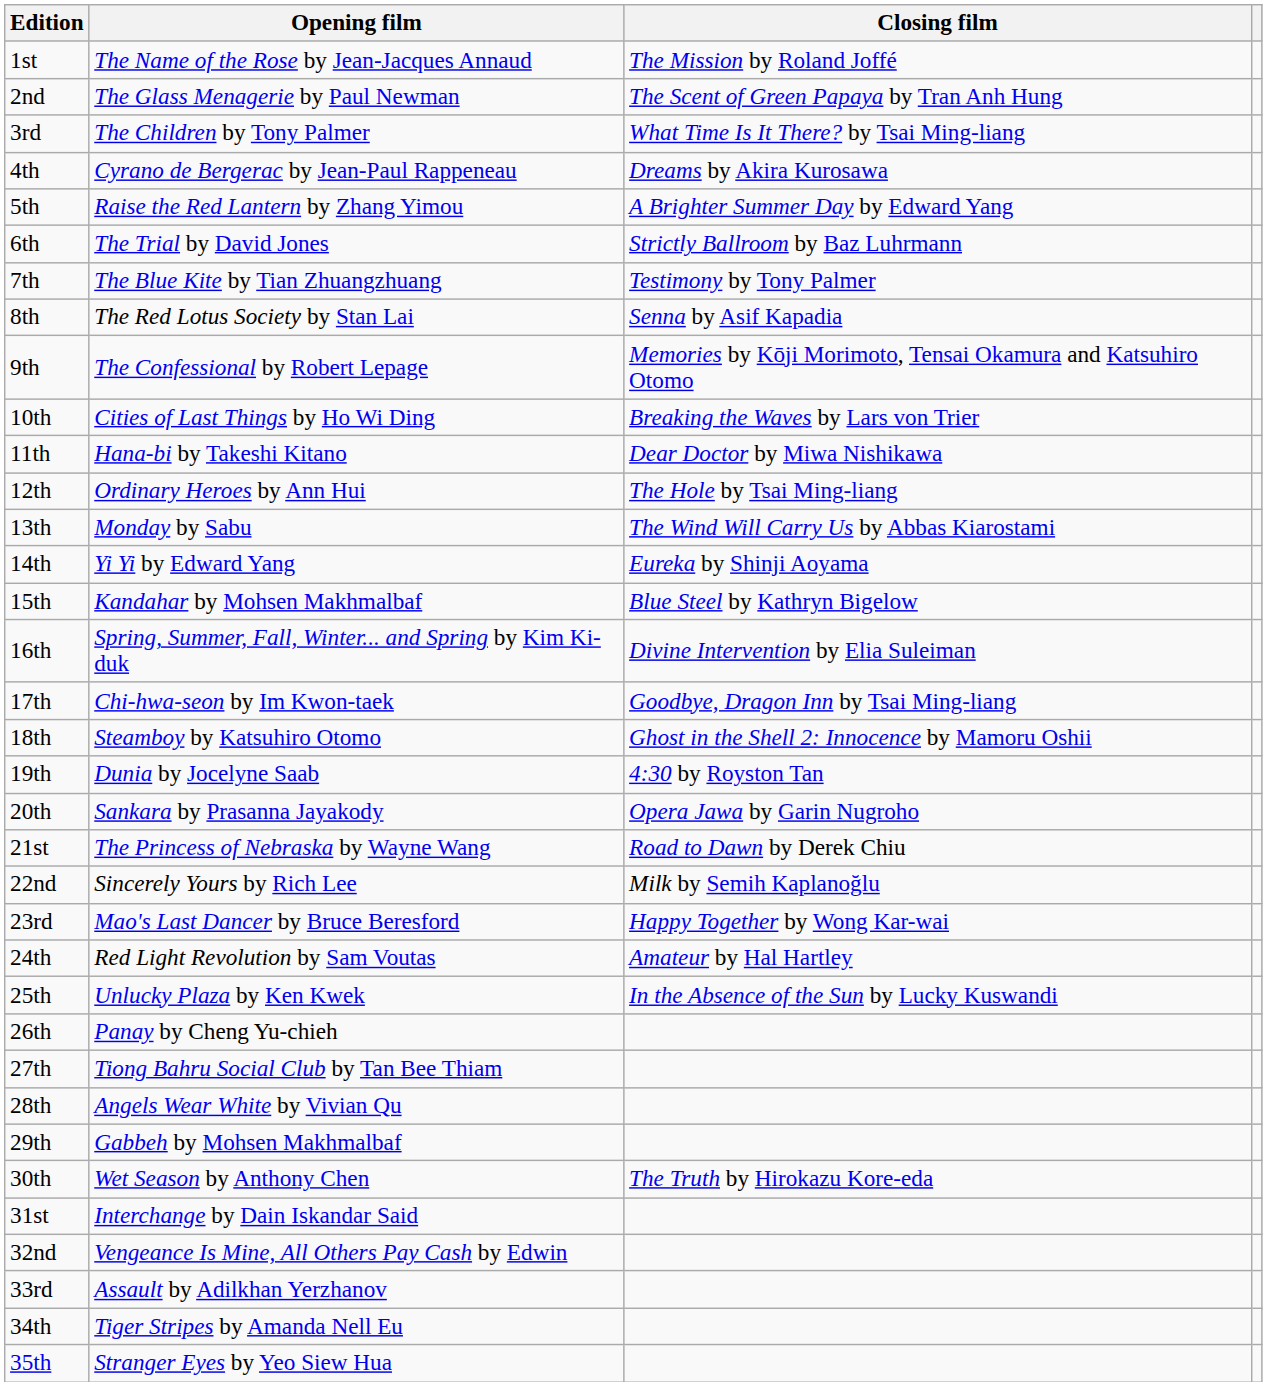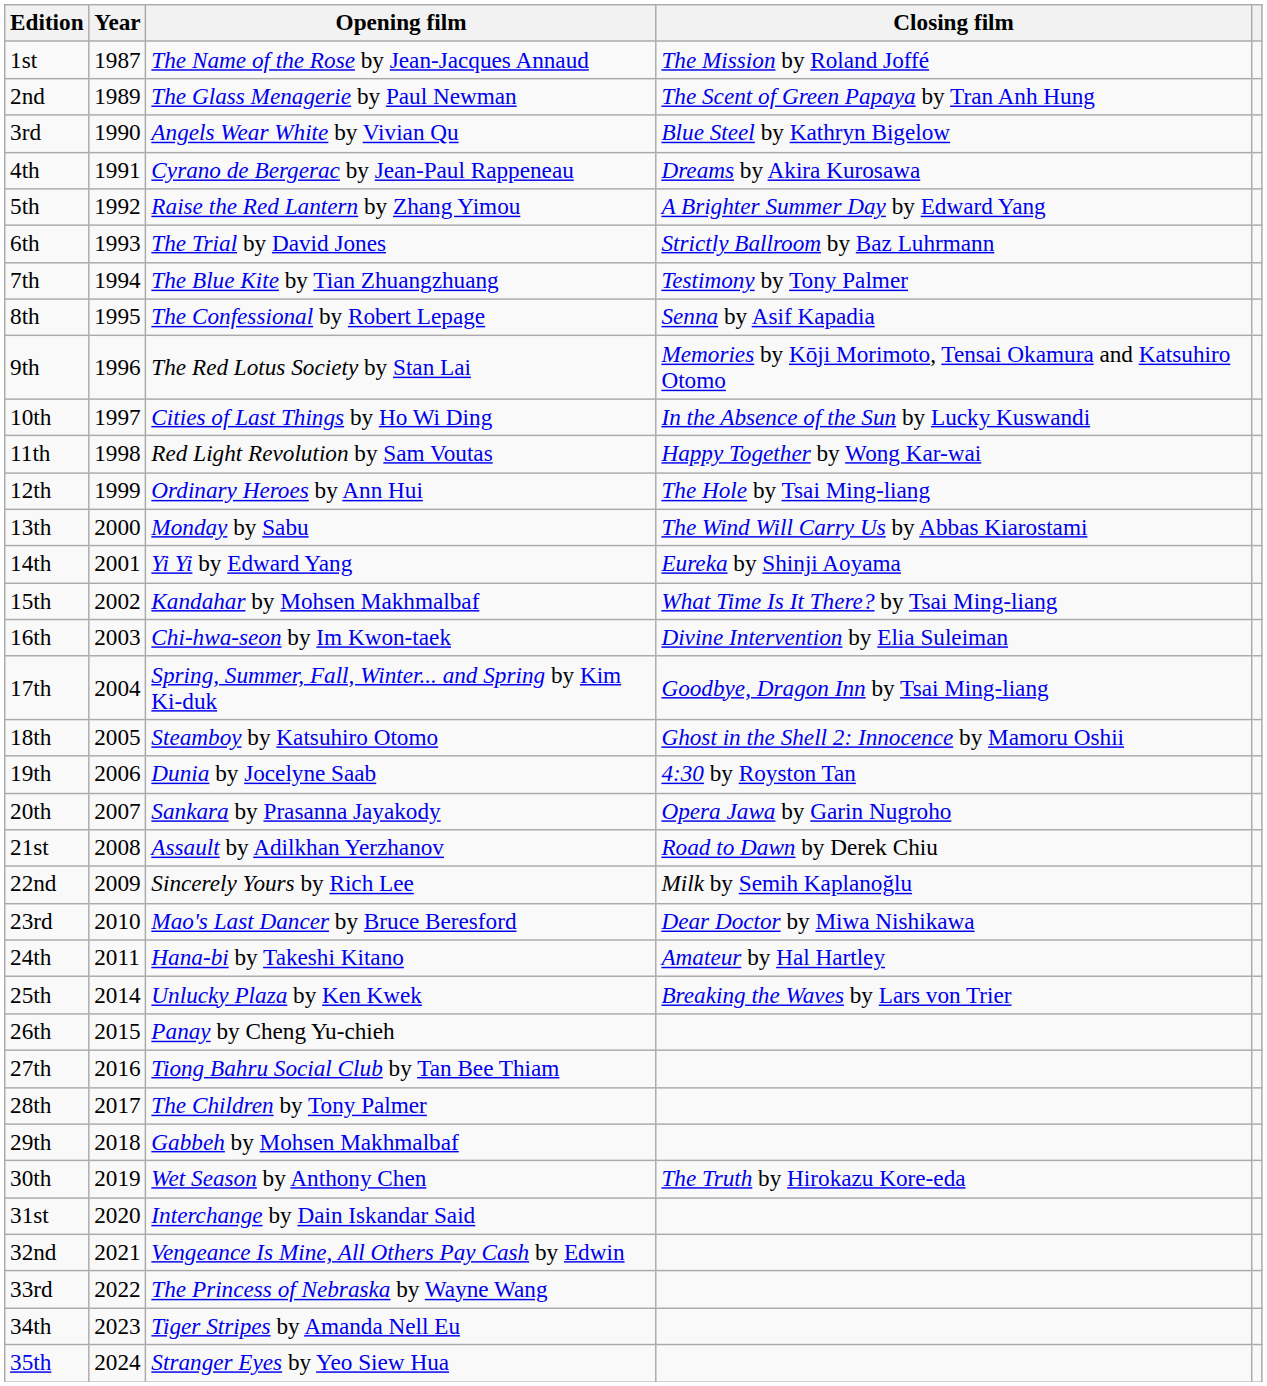+ column: (117, 22)
(232, 133) The Children by Tony Palmer -> (305, 133) Angels Wear White by Vivian Qu
(827, 133) What Time Is It There? by Tsai Ming-liang -> (806, 133) Blue Steel by Kathryn Bigelow
(254, 317) The Red Lotus Society by Stan Lai -> (318, 317) The Confessional by Robert Lepage
(261, 367) The Confessional by Robert Lepage -> (311, 367) The Red Lotus Society by Stan Lai
(804, 416) Breaking the Waves by Lars von Trier -> (876, 416) In the Absence of the Sun by Lucky Kuswandi
(221, 453) Hana-bi by Takeshi Kitano -> (322, 453) Red Light Revolution by Sam Voutas
(786, 453) Dear Doctor by Miwa Nishikawa -> (821, 453) Happy Together by Wong Kar-wai
(773, 600) Blue Steel by Kathryn Bigelow -> (859, 600) What Time Is It There? by Tsai Ming-liang
(348, 650) Spring, Summer, Fall, Winter... and Spring by Kim Ki-duk -> (301, 637) Chi-hwa-seon by Im Kwon-taek
(244, 700) Chi-hwa-seon by Im Kwon-taek -> (386, 687) Spring, Summer, Fall, Winter... and Spring by Kim Ki-duk
(292, 847) The Princess of Nebraska by Wayne Wang -> (298, 847) Assault by Adilkhan Yerzhanov
(789, 921) Happy Together by Wong Kar-wai -> (818, 921) Dear Doctor by Miwa Nishikawa
(265, 958) Red Light Revolution by Sam Voutas -> (278, 958) Hana-bi by Takeshi Kitano
(843, 994) In the Absence of the Sun by Lucky Kuswandi -> (836, 994) Breaking the Waves by Lars von Trier
(248, 1105) Angels Wear White by Vivian Qu -> (289, 1105) The Children by Tony Palmer
(241, 1289) Assault by Adilkhan Yerzhanov -> (349, 1289) The Princess of Nebraska by Wayne Wang
